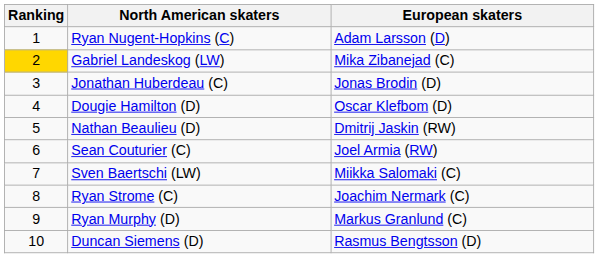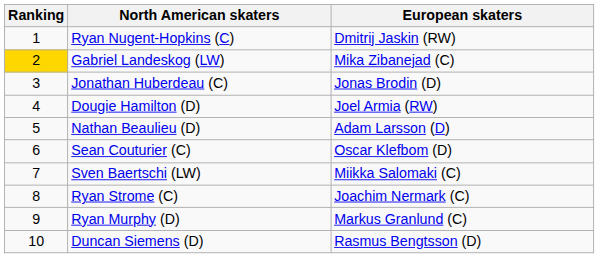(392, 38) Adam Larsson (D) -> (395, 38) Dmitrij Jaskin (RW)
(393, 106) Oscar Klefbom (D) -> (386, 106) Joel Armia (RW)
(395, 128) Dmitrij Jaskin (RW) -> (392, 128) Adam Larsson (D)
(386, 151) Joel Armia (RW) -> (393, 151) Oscar Klefbom (D)
